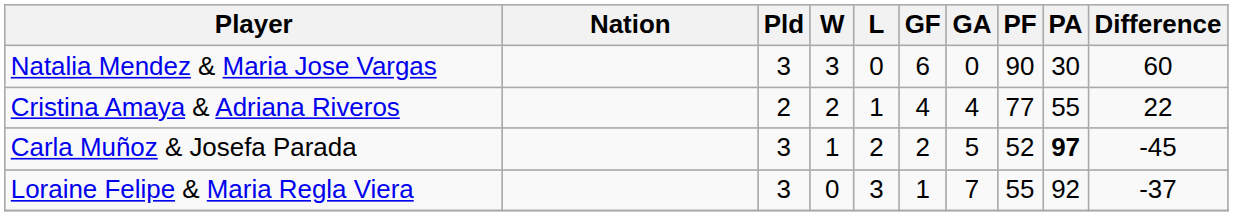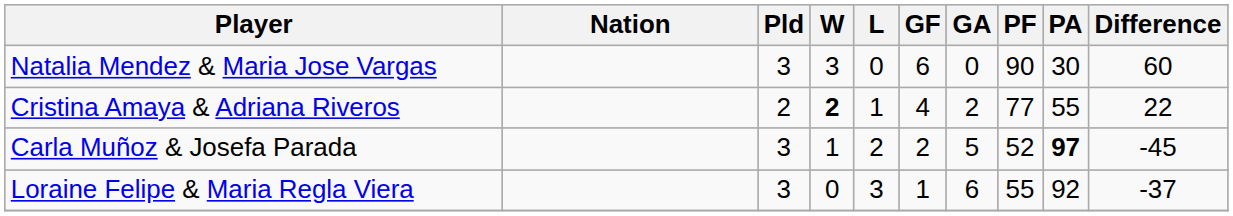(832, 107) normal -> (832, 107) bold
(972, 107) 4 -> (972, 107) 2
(972, 189) 7 -> (972, 189) 6
